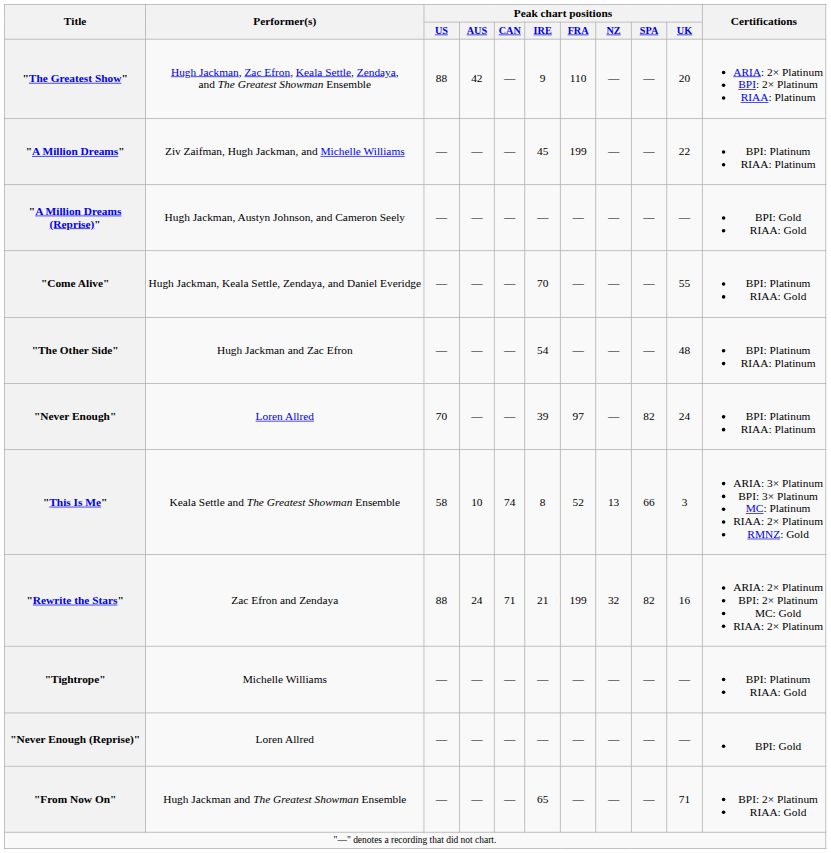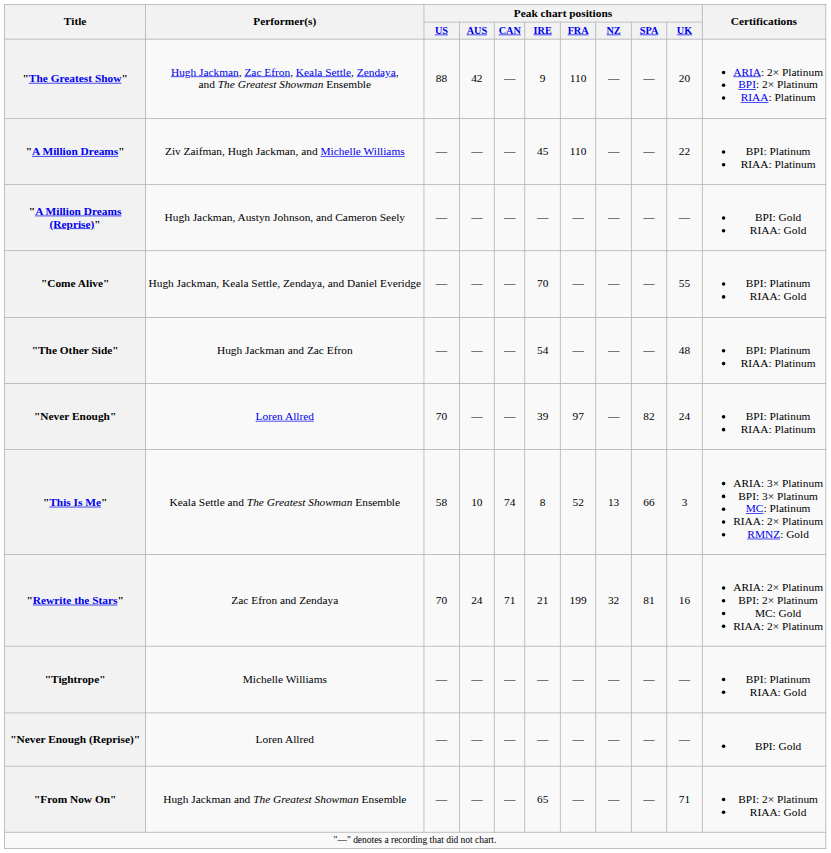(578, 151) 199 -> (578, 151) 110
(441, 600) 88 -> (441, 600) 70
(649, 600) 82 -> (649, 600) 81
